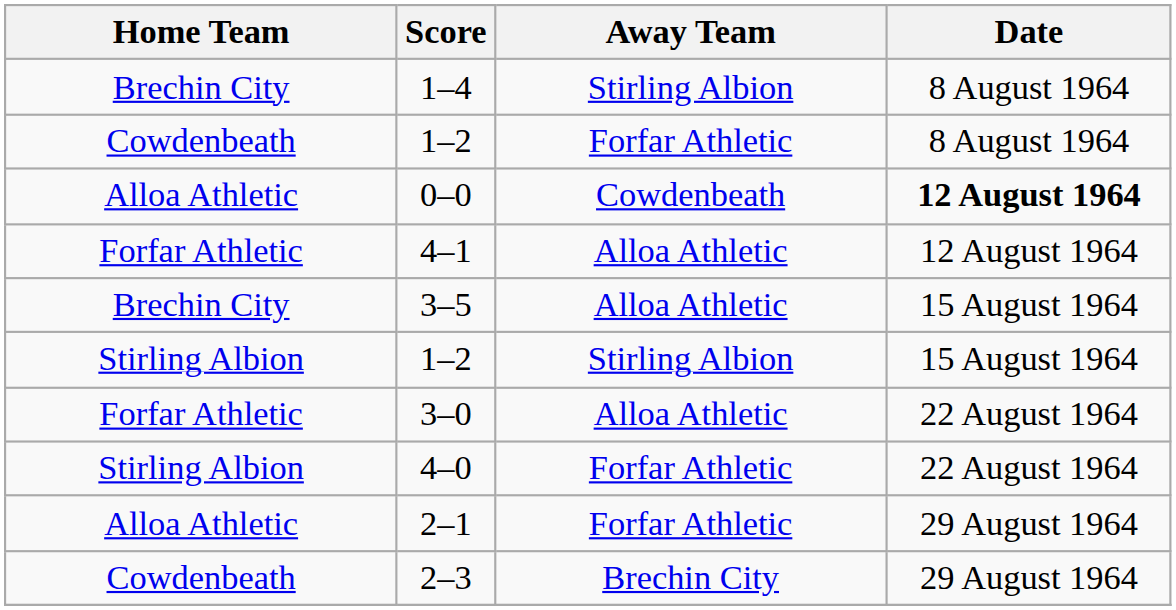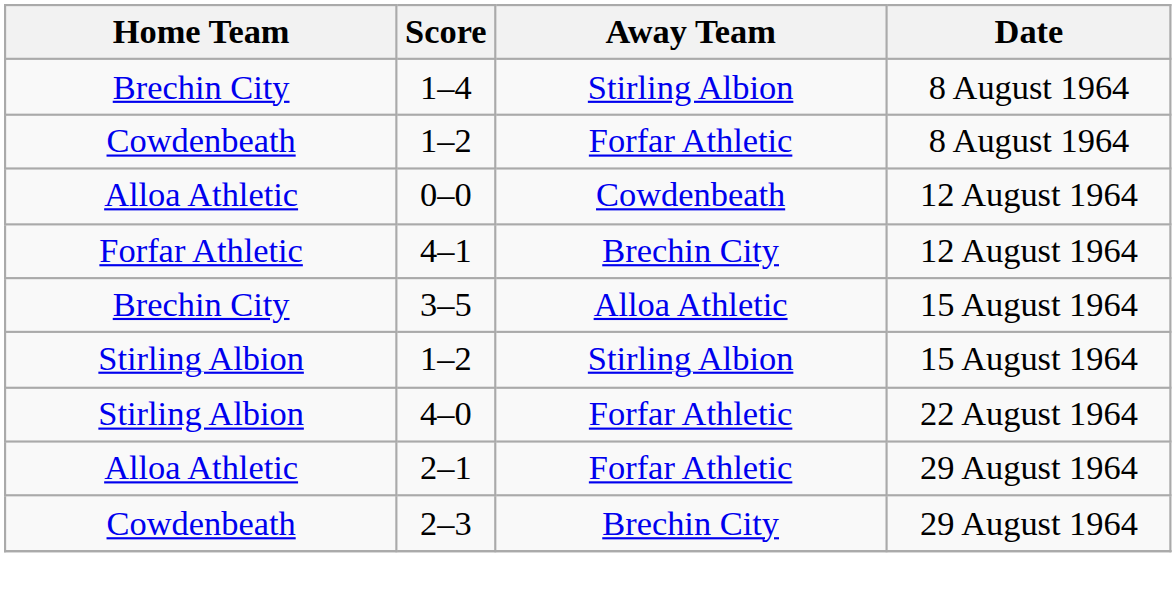(1029, 195) bold -> (1029, 195) normal
(691, 250) Alloa Athletic -> (691, 250) Brechin City
- row: (201, 413)
